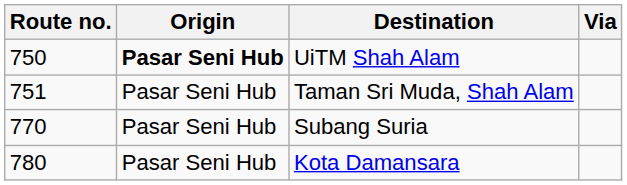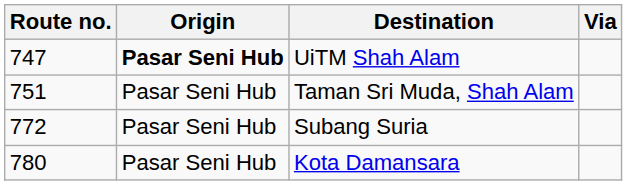(28, 57) 750 -> (28, 57) 747
(28, 127) 770 -> (28, 127) 772
